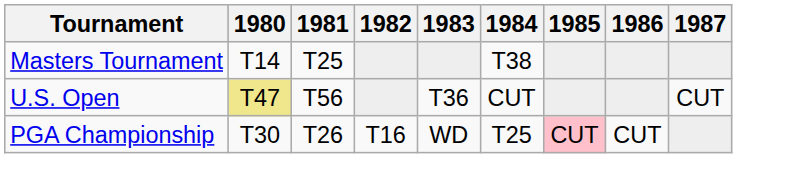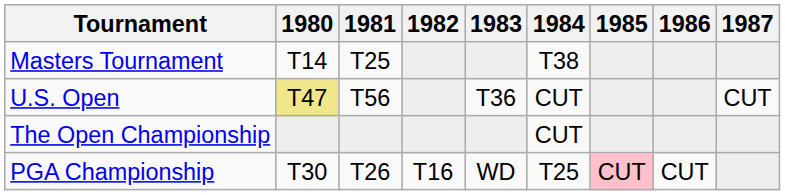+ row: (140, 135)
